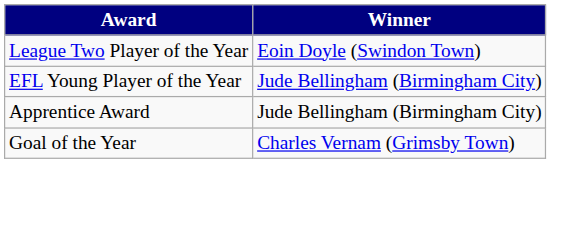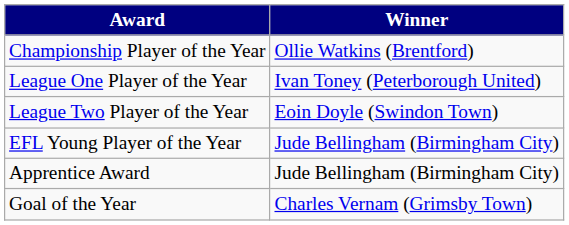+ row: (137, 50)
+ row: (128, 81)
